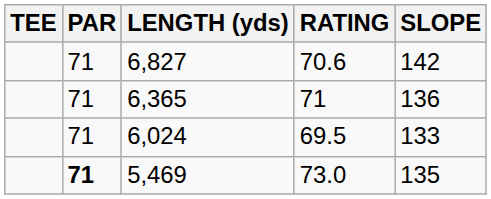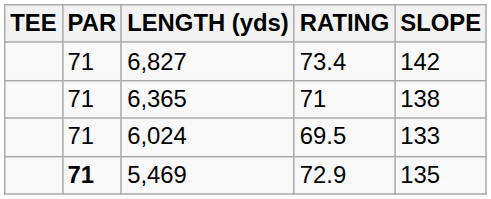(323, 61) 70.6 -> (323, 61) 73.4
(420, 99) 136 -> (420, 99) 138
(323, 174) 73.0 -> (323, 174) 72.9
